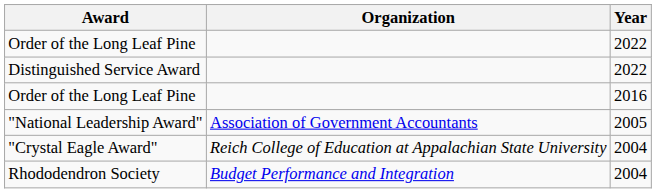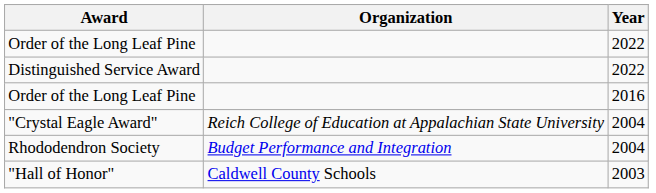- row: (105, 122)
+ row: (61, 174)
